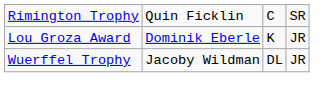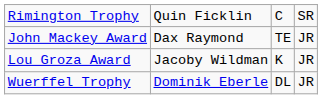+ row: (77, 38)
(203, 38) Dominik Eberle -> (211, 60) Jacoby Wildman
(203, 60) Jacoby Wildman -> (211, 82) Dominik Eberle
